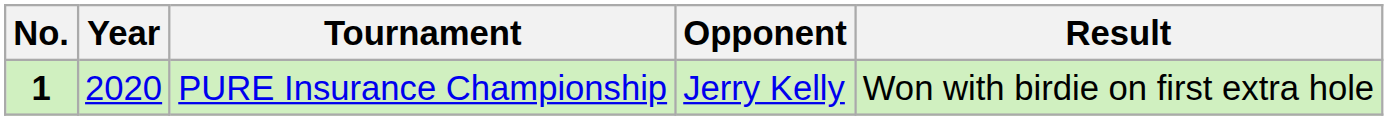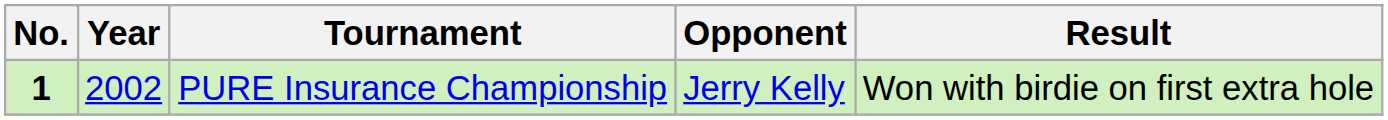(124, 88) 2020 -> (124, 88) 2002
